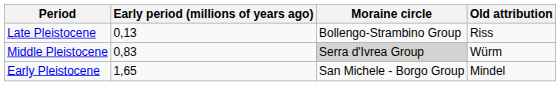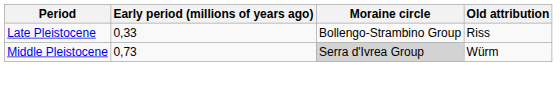(125, 33) 0,13 -> (125, 33) 0,33
(125, 52) 0,83 -> (125, 52) 0,73
- row: (54, 71)
